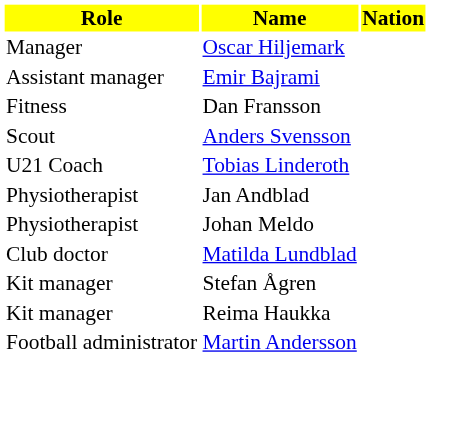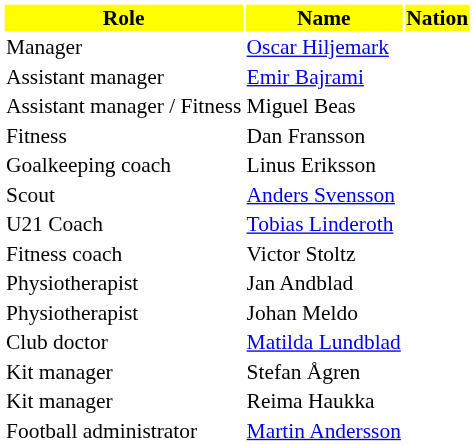+ row: (301, 106)
+ row: (311, 165)
+ row: (301, 253)
